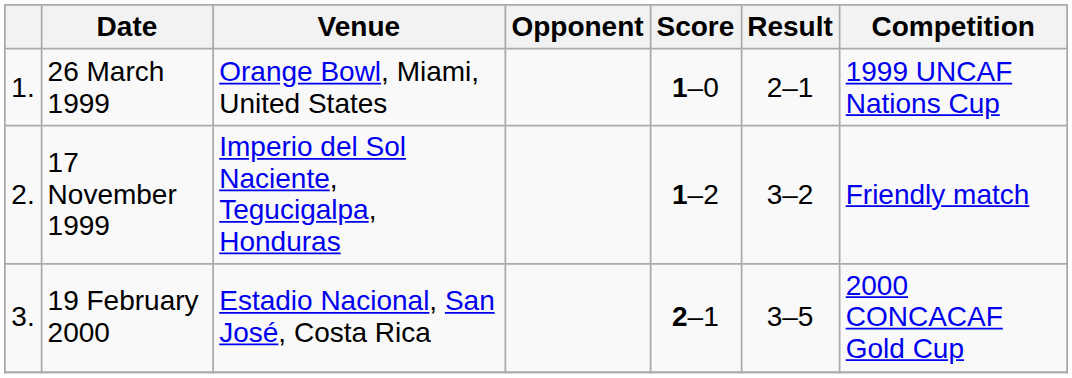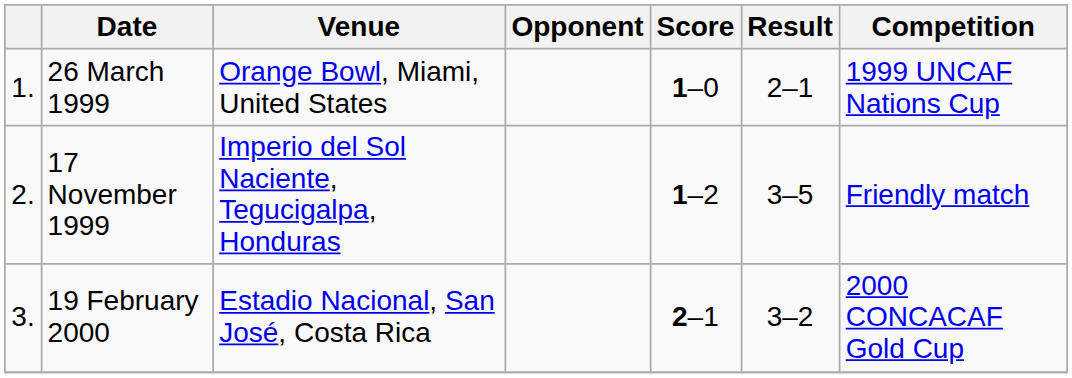(790, 194) 3–2 -> (790, 194) 3–5
(790, 317) 3–5 -> (790, 317) 3–2
